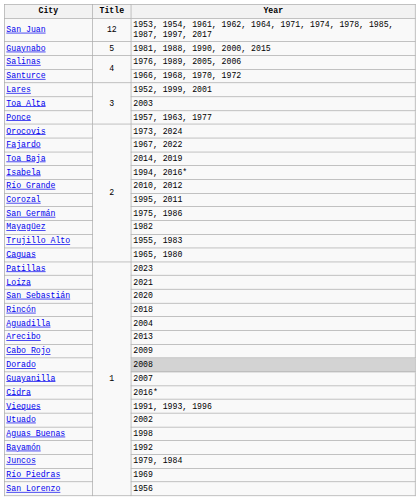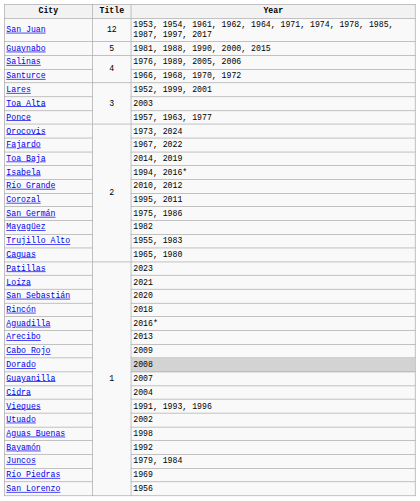(143, 323) 2004 -> (146, 323) 2016*
(146, 392) 2016* -> (143, 392) 2004
